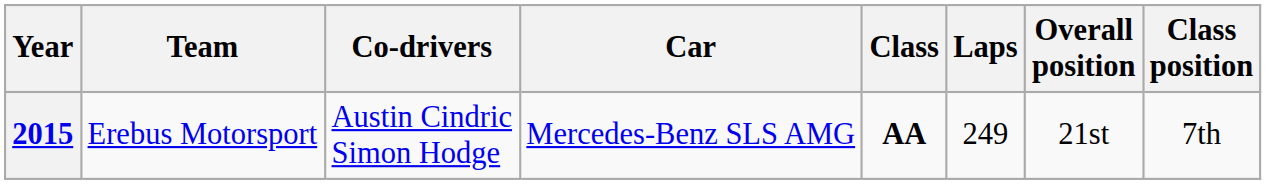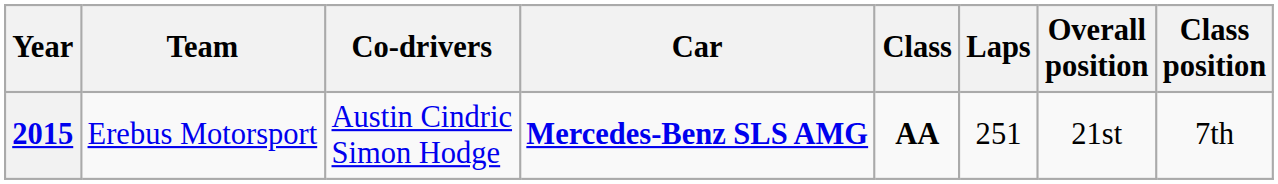(691, 134) normal -> (697, 134) bold
(985, 134) 249 -> (999, 134) 251
